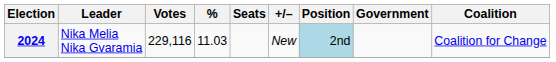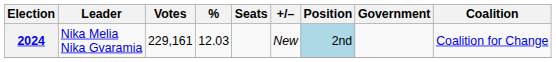(170, 40) 229,116 -> (170, 40) 229,161
(212, 40) 11.03 -> (214, 40) 12.03
